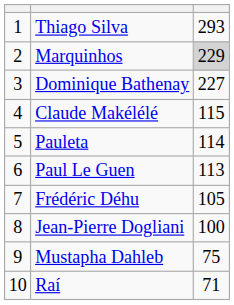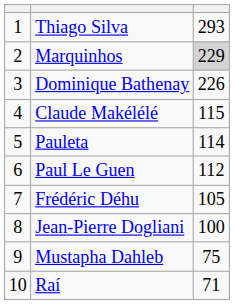(211, 84) 227 -> (211, 84) 226
(211, 170) 113 -> (211, 170) 112
